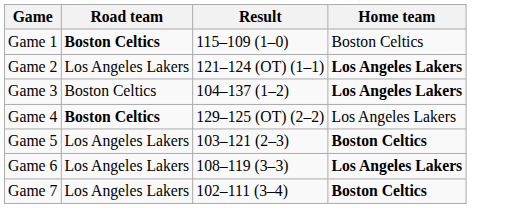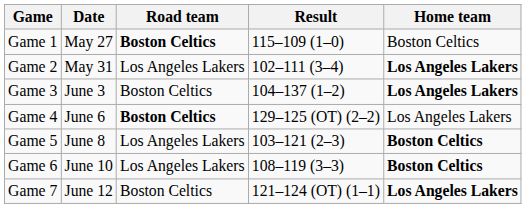+ column: (89, 16)
(260, 66) 121–124 (OT) (1–1) -> (298, 66) 102–111 (3–4)
(397, 166) Los Angeles Lakers -> (435, 166) Boston Celtics
(127, 191) Los Angeles Lakers -> (166, 191) Boston Celtics
(242, 191) 102–111 (3–4) -> (316, 191) 121–124 (OT) (1–1)
(379, 191) Boston Celtics -> (452, 191) Los Angeles Lakers
